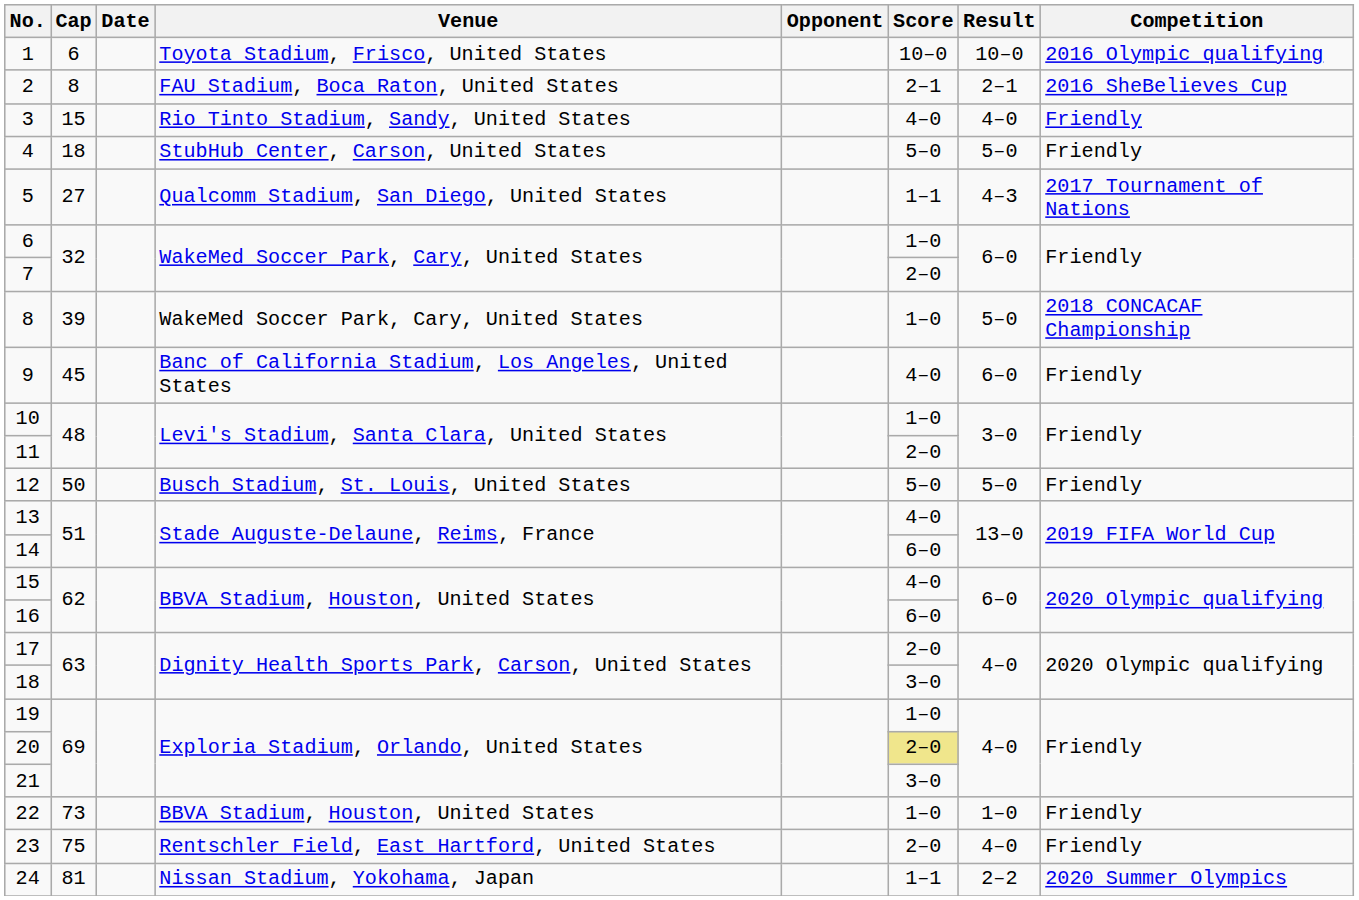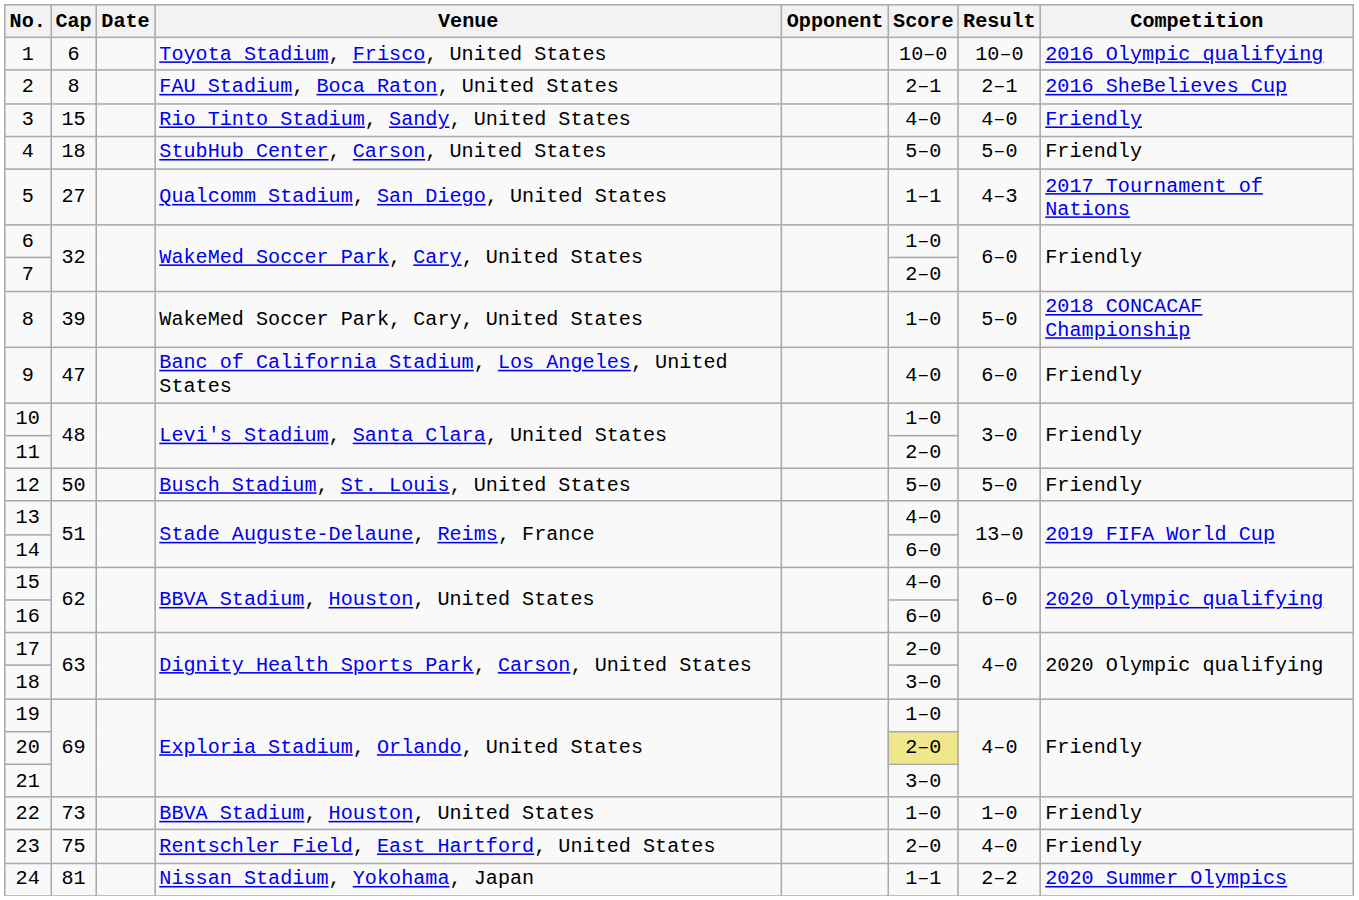(74, 375) 45 -> (74, 375) 47
